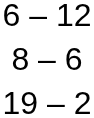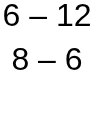- row: (47, 103)
